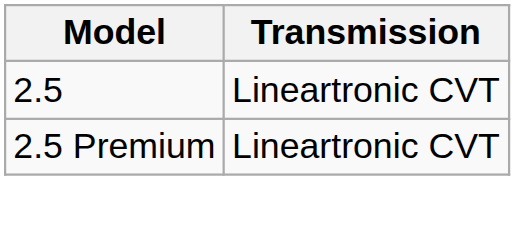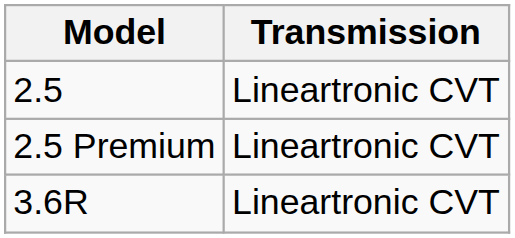+ row: (51, 202)
